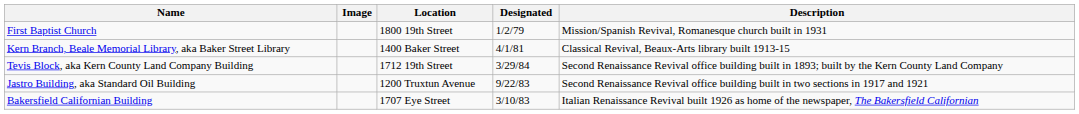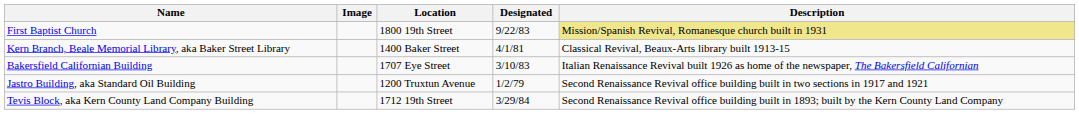(510, 30) 1/2/79 -> (513, 30) 9/22/83
(694, 30) no background -> (694, 30) khaki background
rows swapped: (80, 100) <-> (130, 65)
(513, 83) 9/22/83 -> (510, 83) 1/2/79
